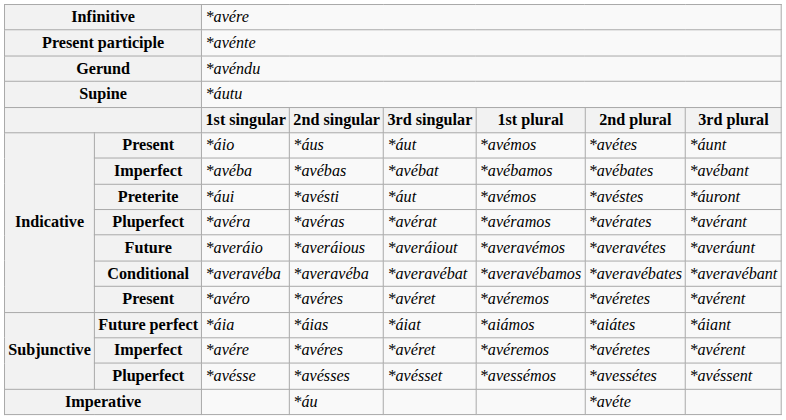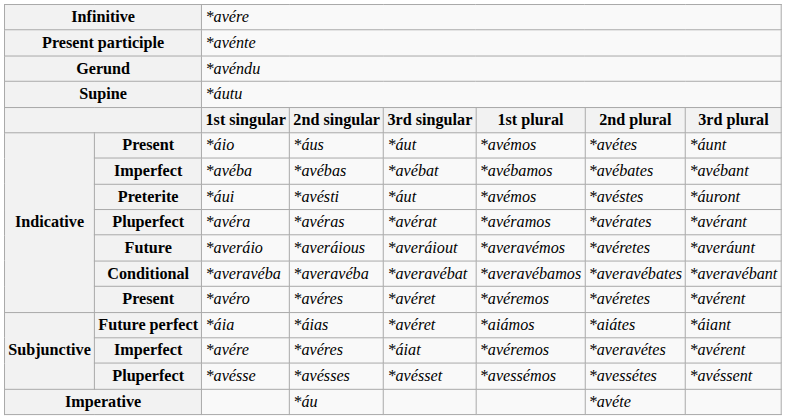(627, 247) *averavétes -> (619, 247) *avéretes
(404, 324) *áiat -> (411, 324) *avéret
(411, 350) *avéret -> (404, 350) *áiat
(619, 350) *avéretes -> (627, 350) *averavétes
